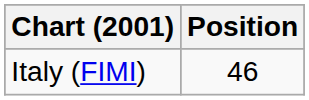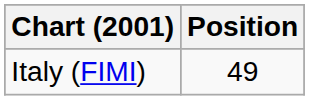(243, 71) 46 -> (243, 71) 49
